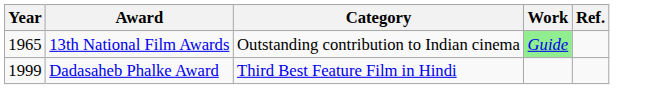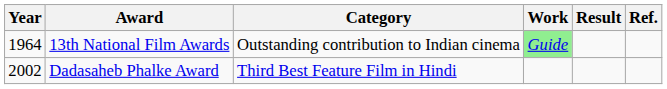+ column: (599, 17)
(25, 44) 1965 -> (25, 44) 1964
(25, 70) 1999 -> (25, 70) 2002
